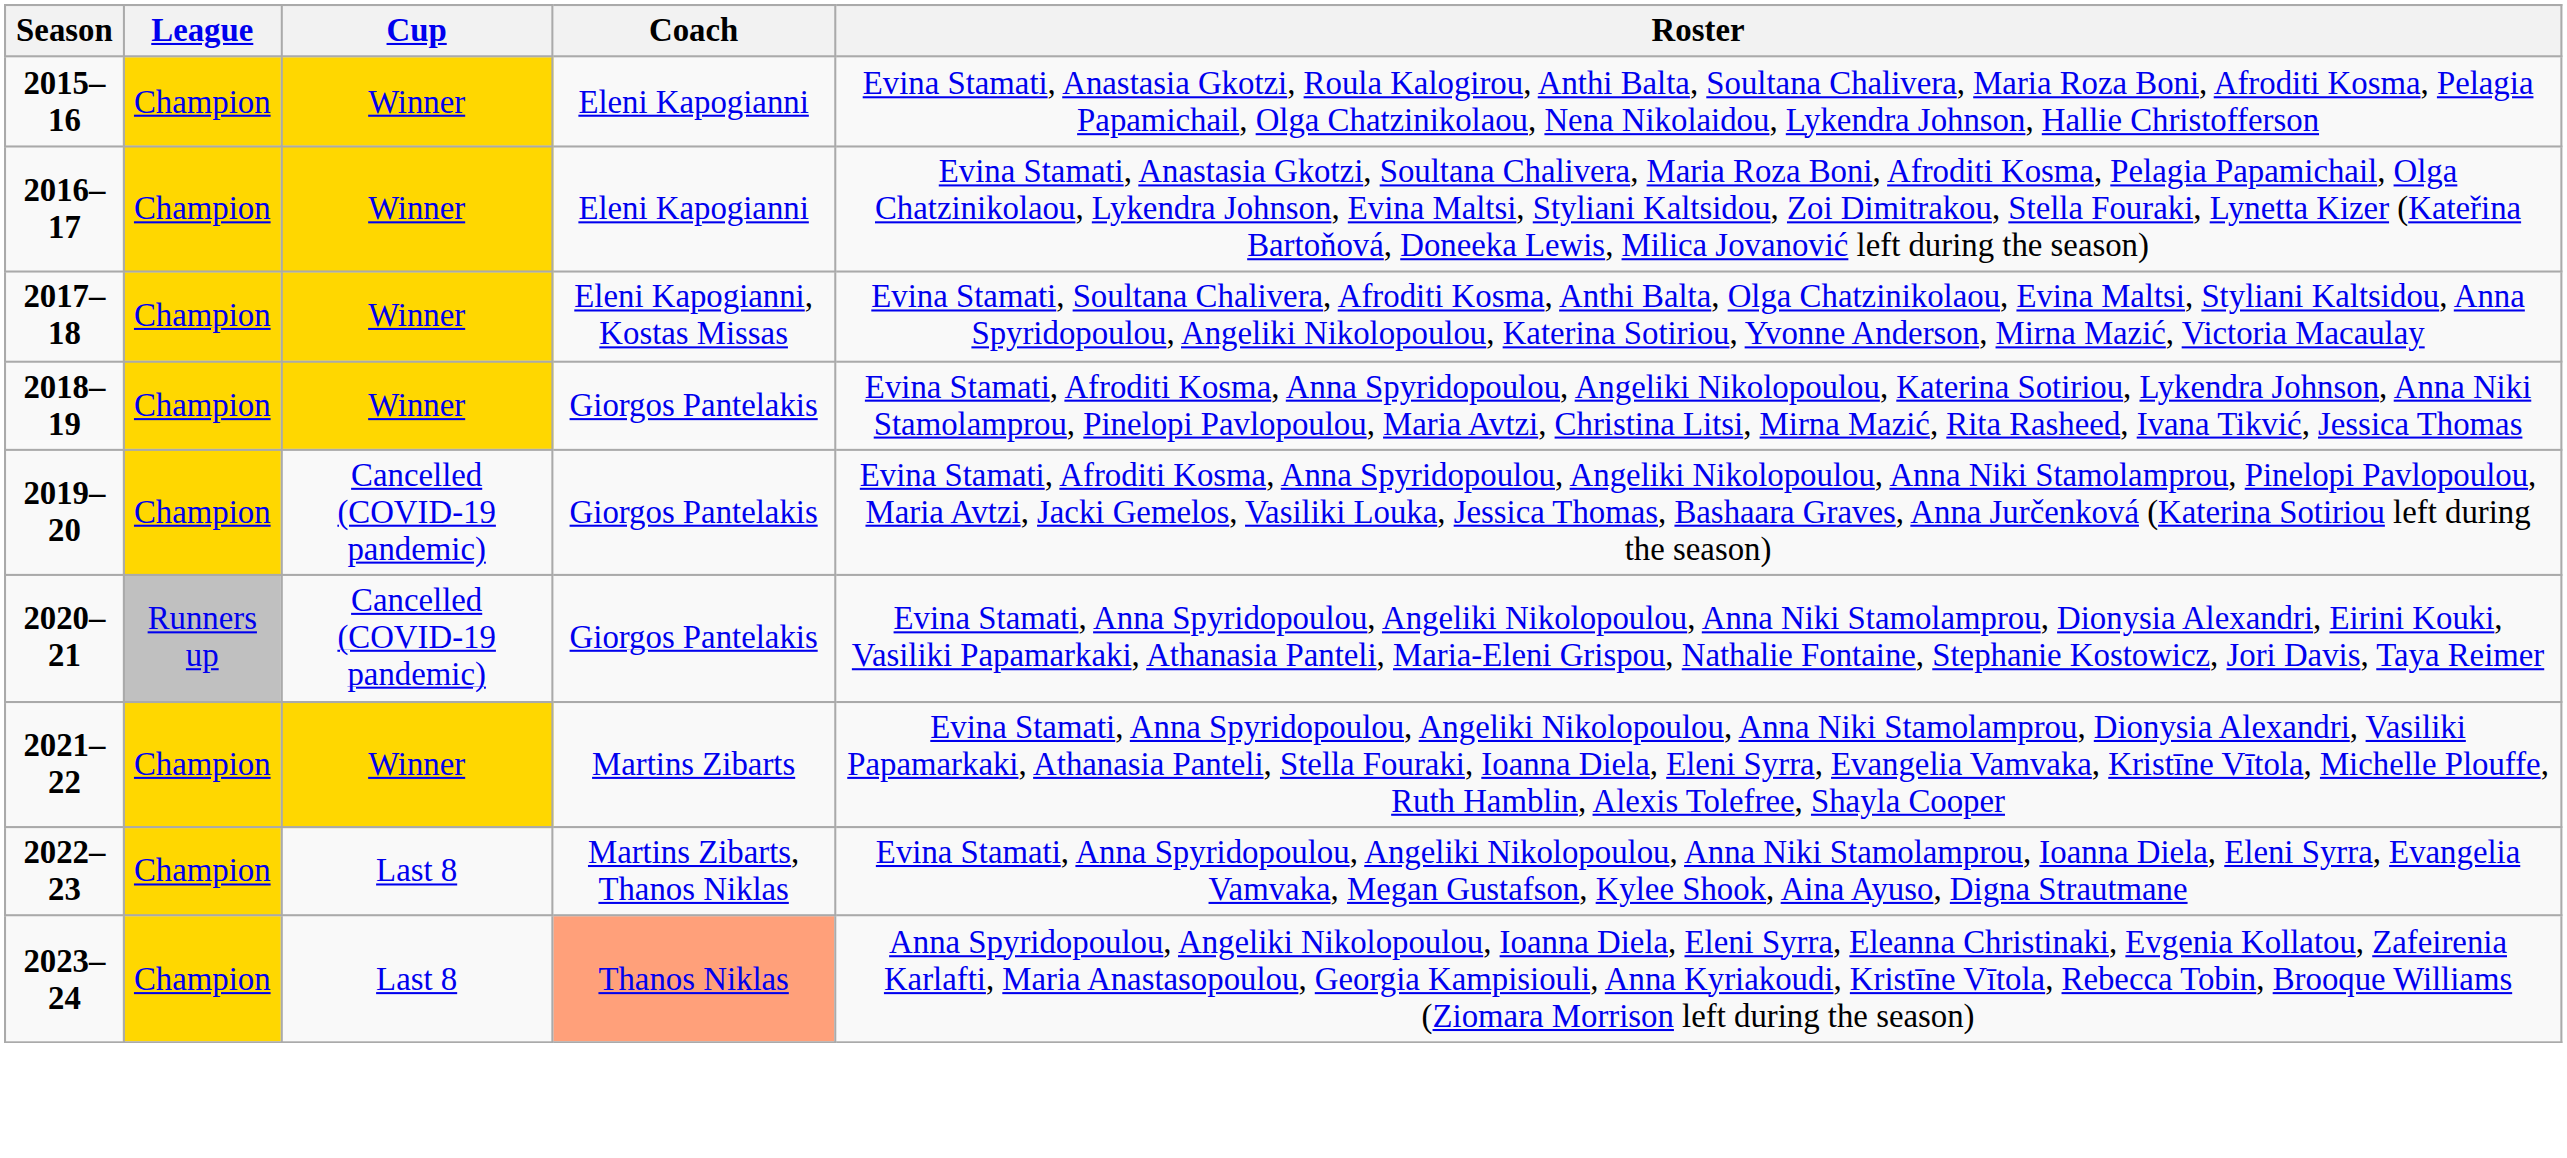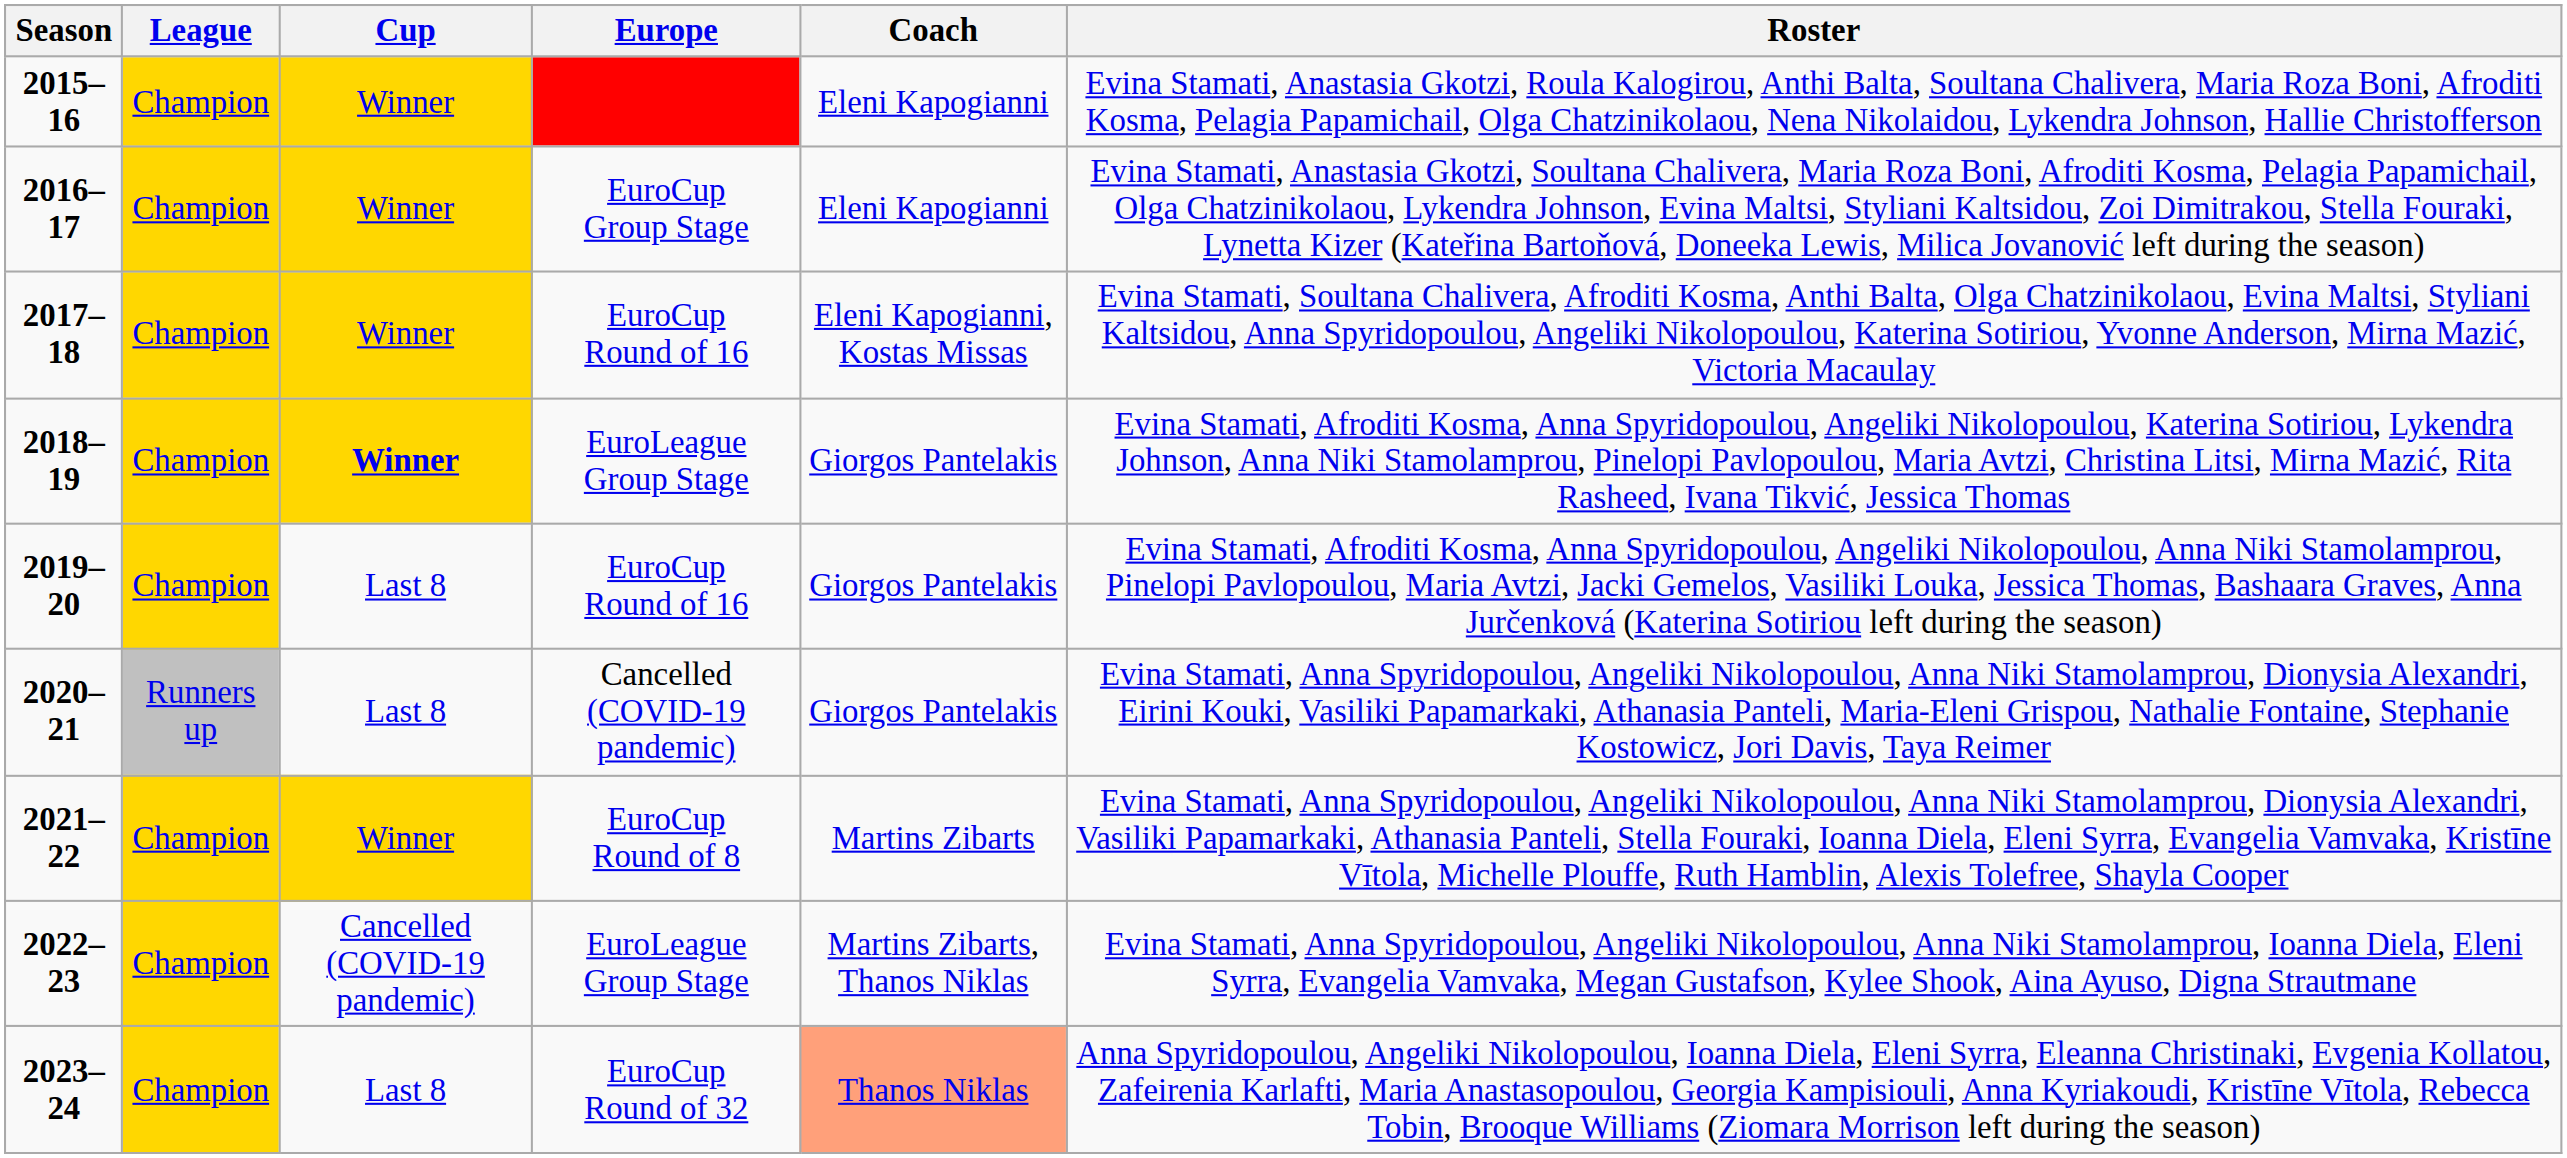+ column: (666, 30)
(417, 404) normal -> (406, 459) bold
(417, 512) Cancelled (COVID-19 pandemic) -> (406, 585) Last 8
(417, 637) Cancelled (COVID-19 pandemic) -> (406, 711) Last 8
(417, 871) Last 8 -> (406, 963) Cancelled (COVID-19 pandemic)
